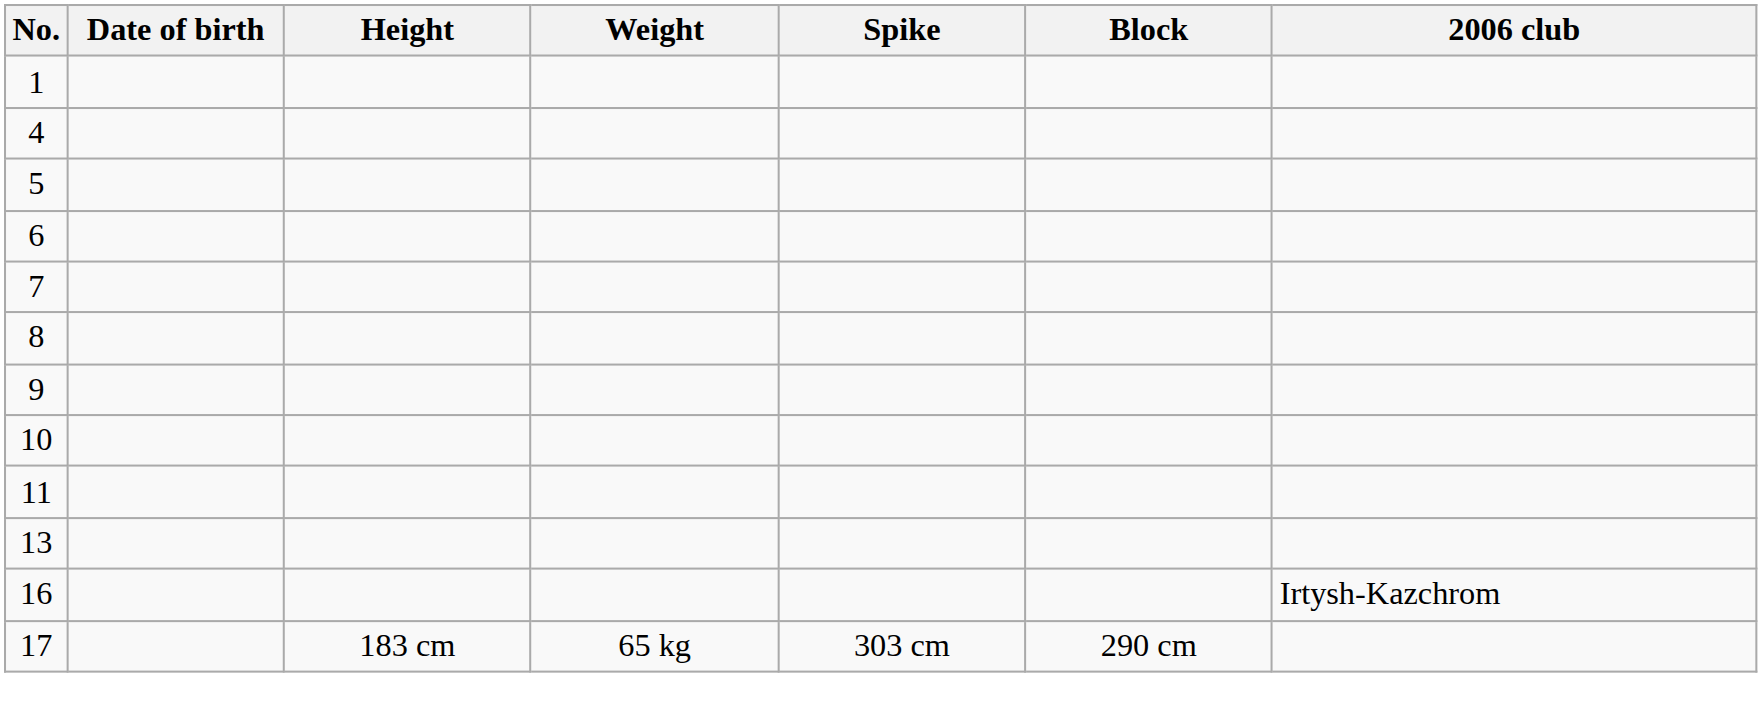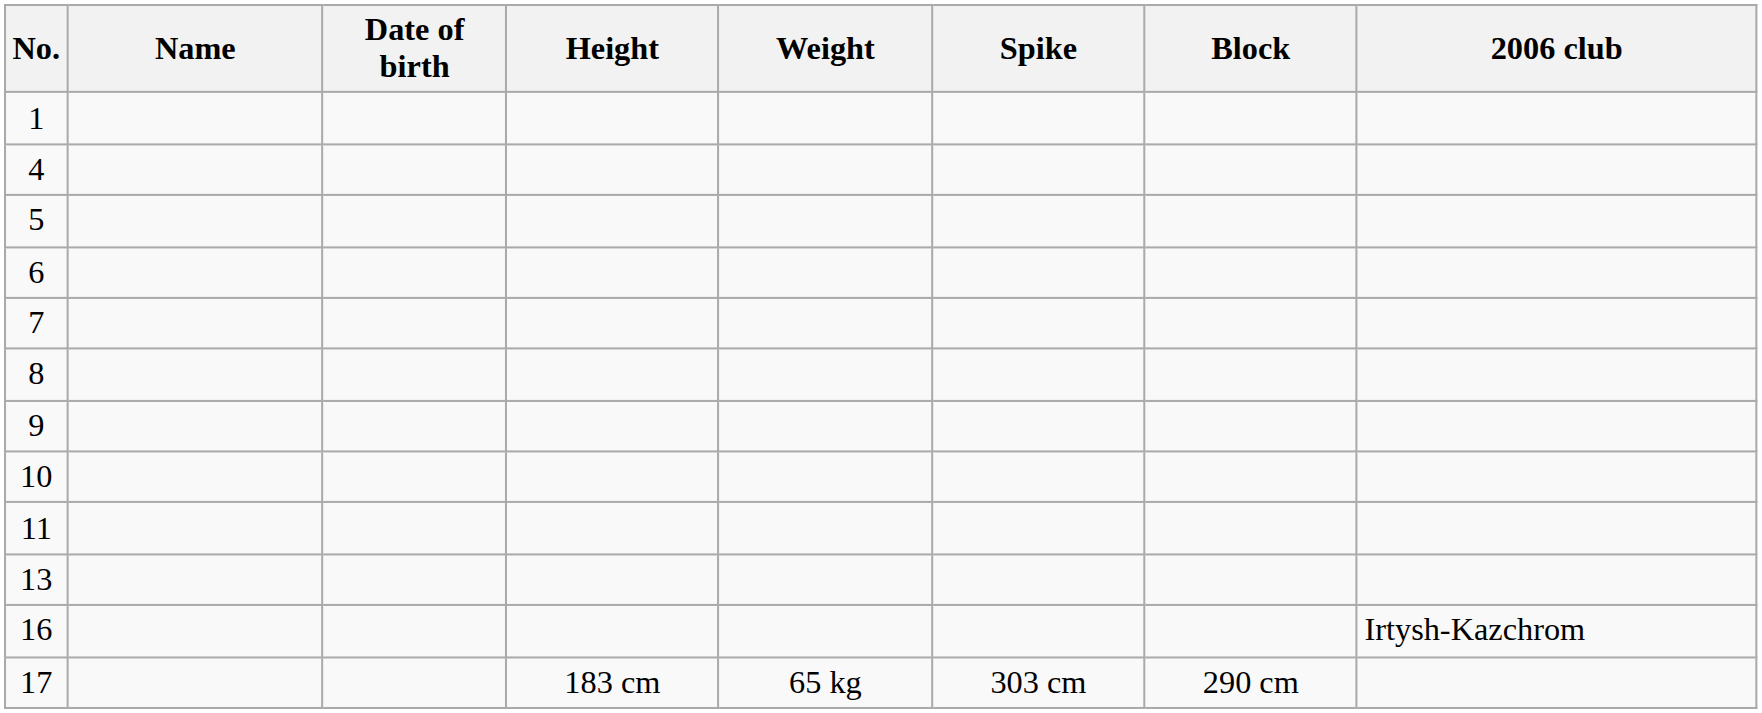+ column: (195, 48)
